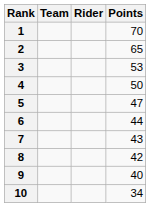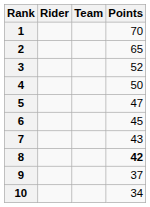columns swapped: (89, 13) <-> (54, 13)
(137, 67) 53 -> (137, 67) 52
(137, 121) 44 -> (137, 121) 45
(137, 157) normal -> (137, 157) bold
(137, 175) 40 -> (137, 175) 37
